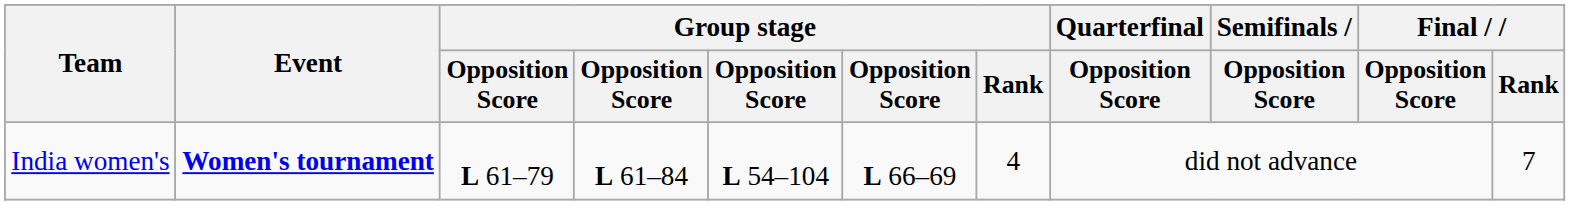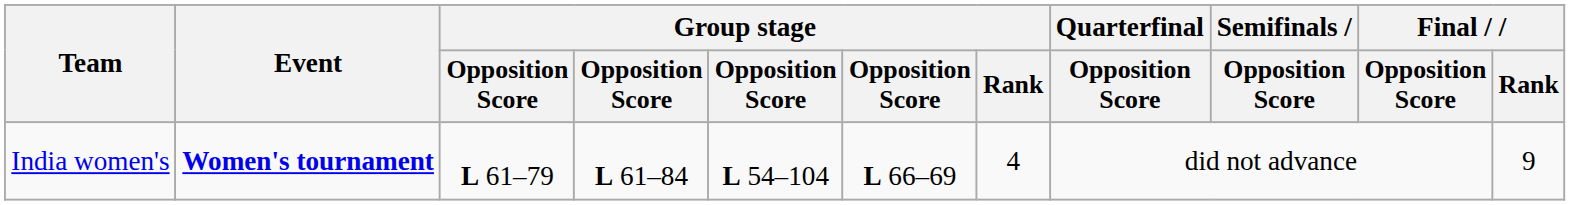(1529, 160) 7 -> (1529, 160) 9
